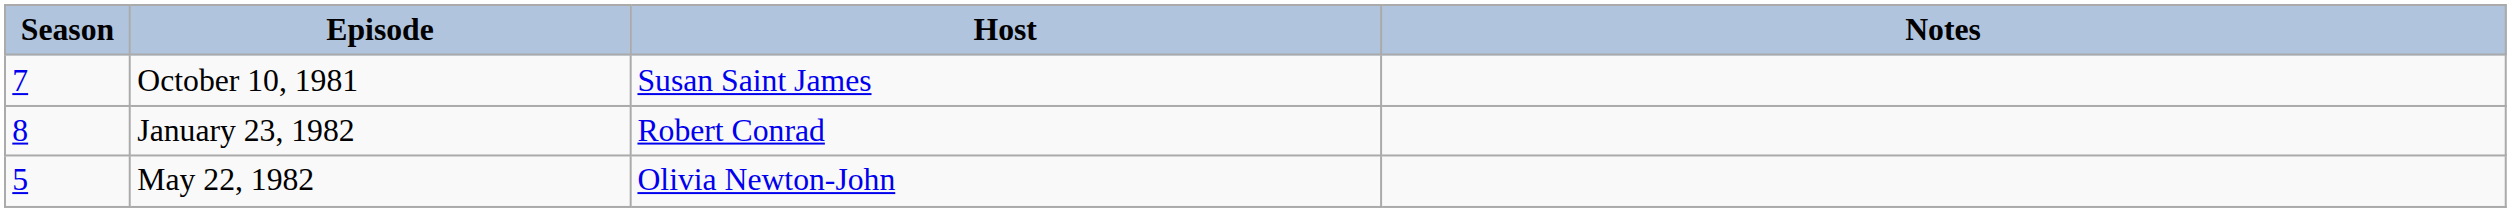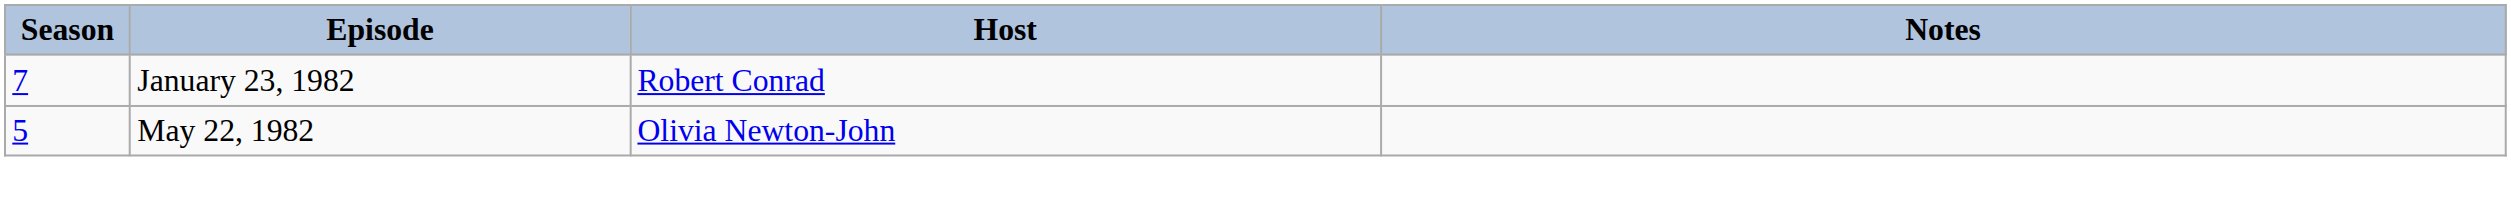- row: (248, 79)
(20, 130) 8 -> (20, 79) 7
